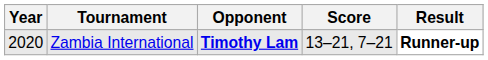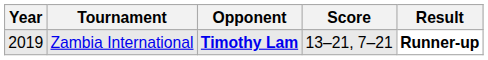(26, 42) 2020 -> (26, 42) 2019
